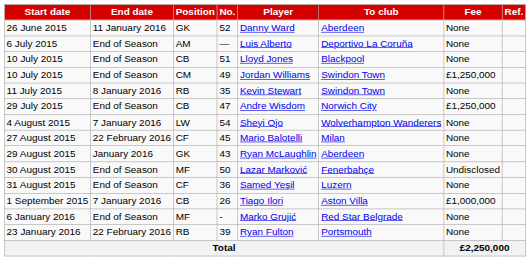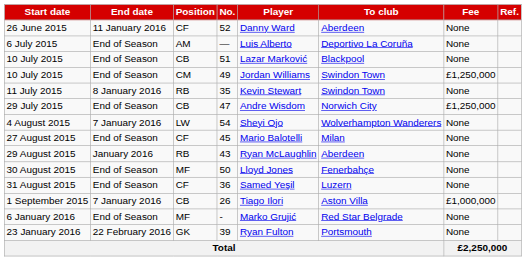(183, 28) GK -> (182, 28) CF
(266, 59) Lloyd Jones -> (274, 59) Lazar Marković
(132, 138) 22 February 2016 -> (125, 138) End of Season
(183, 153) GK -> (183, 153) RB
(274, 169) Lazar Marković -> (266, 169) Lloyd Jones
(473, 169) Undisclosed -> (458, 169) None
(183, 232) RB -> (183, 232) GK
